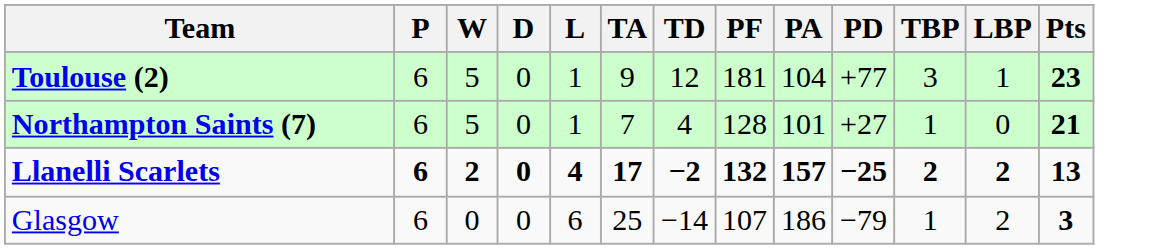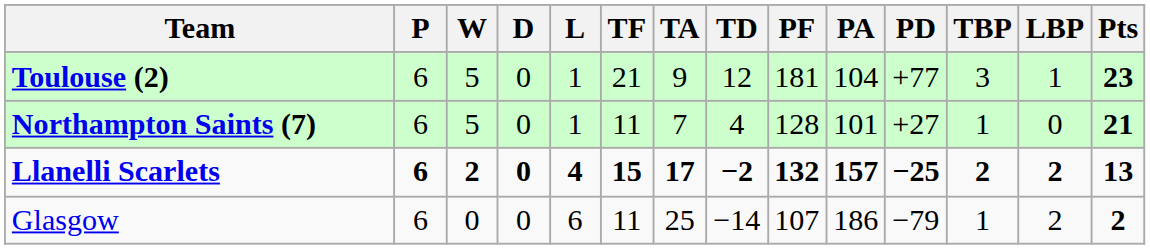+ column: (627, 28)
(1066, 219) 3 -> (1118, 219) 2
